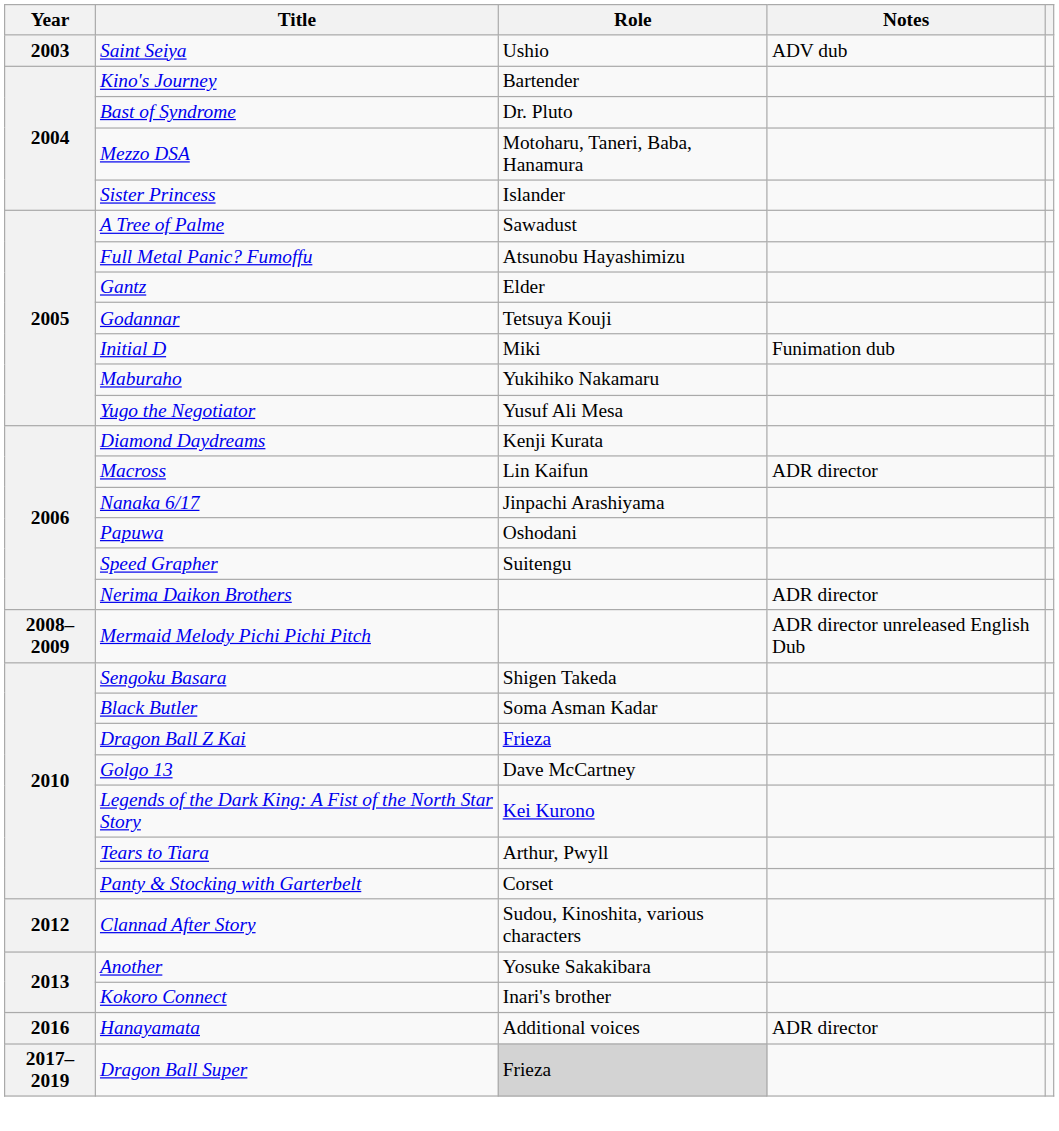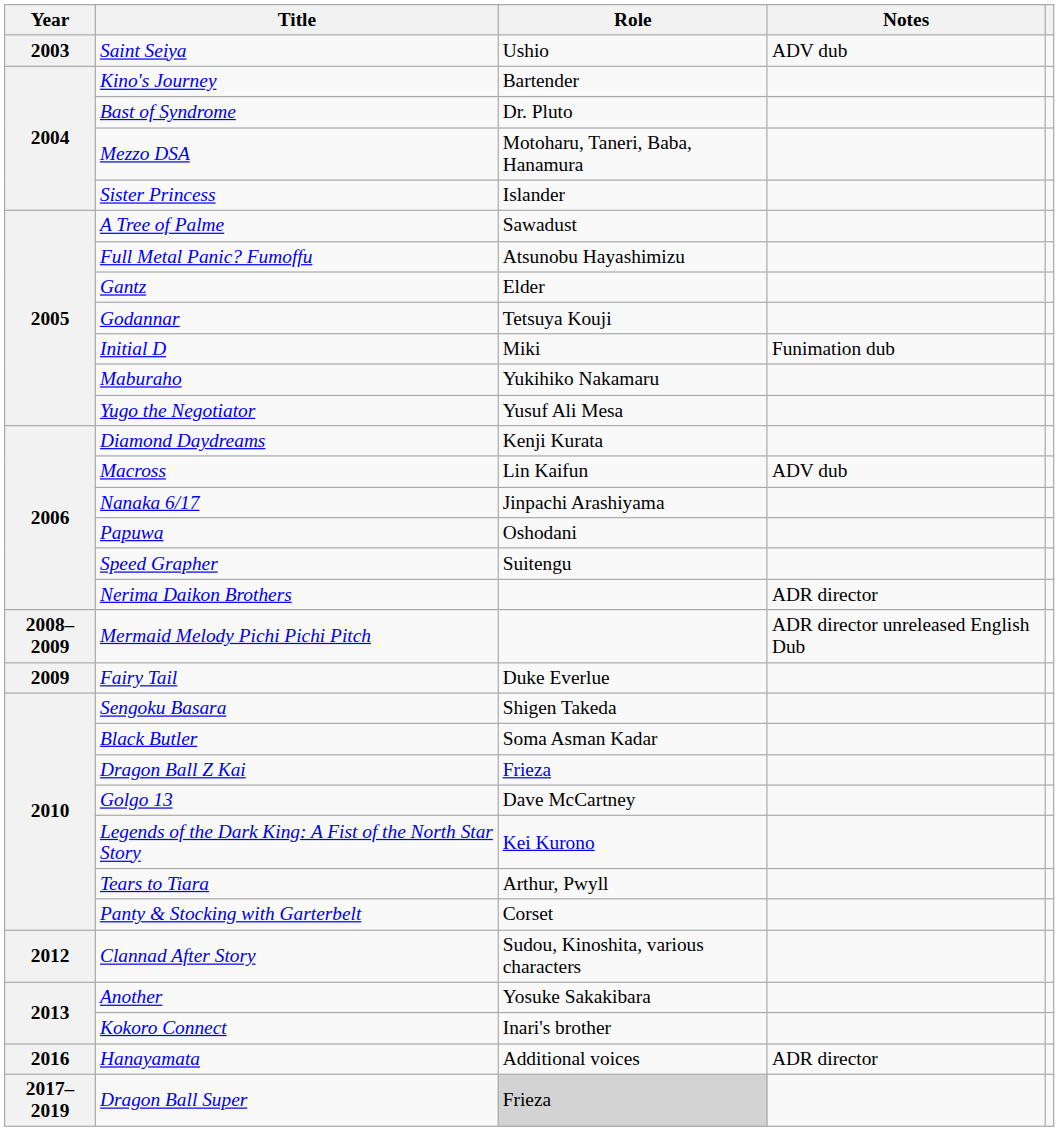(825, 471) ADR director -> (810, 471) ADV dub
+ row: (139, 677)
